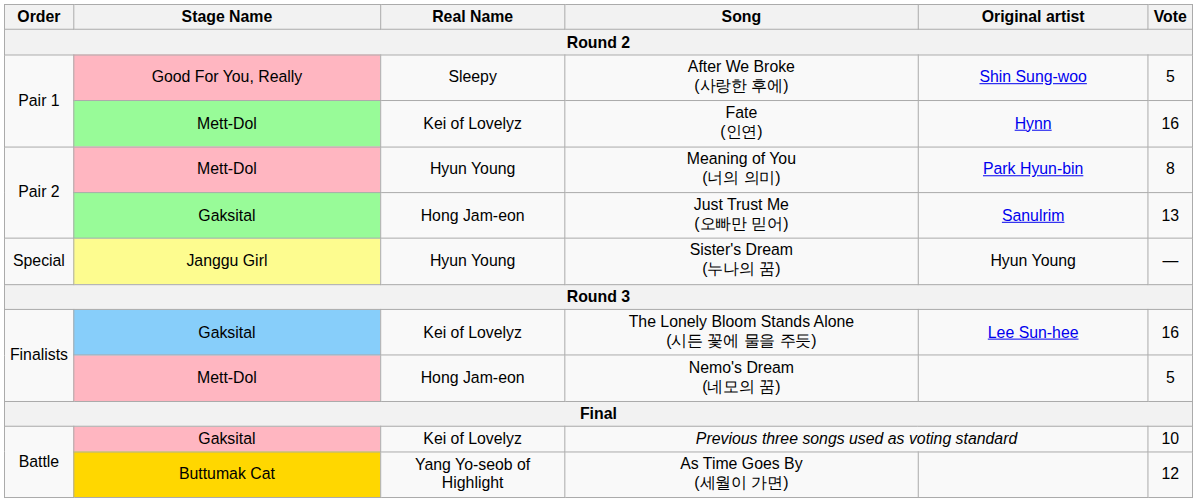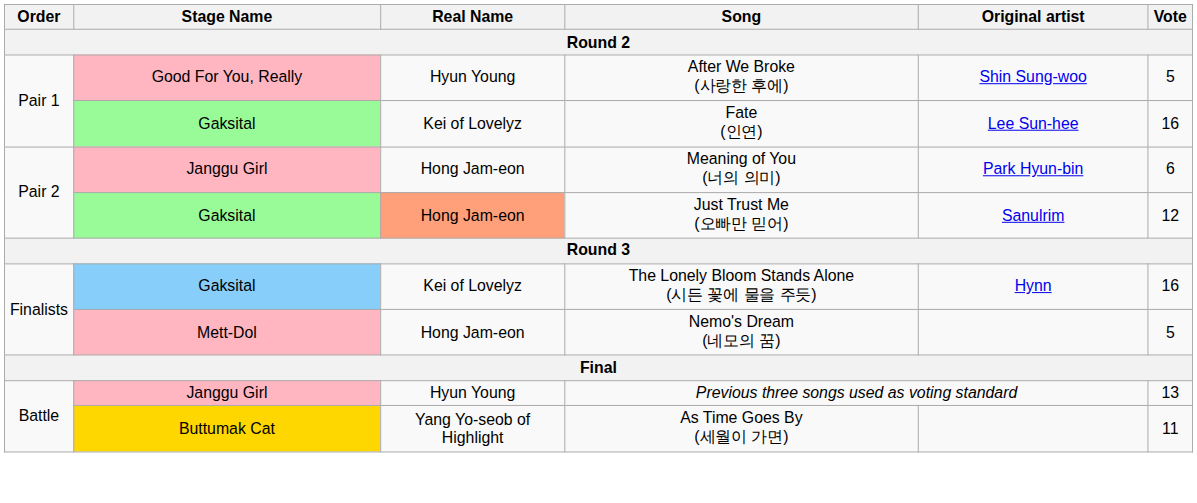(473, 77) Sleepy -> (473, 77) Hyun Young
(227, 123) Mett-Dol -> (227, 123) Gaksital
(1033, 123) Hynn -> (1033, 123) Lee Sun-hee
(227, 169) Mett-Dol -> (227, 169) Janggu Girl
(473, 169) Hyun Young -> (473, 169) Hong Jam-eon
(1170, 169) 8 -> (1170, 169) 6
(473, 215) no background -> (473, 215) lightsalmon background
(1170, 215) 13 -> (1170, 215) 12
- row: (741, 260)
(1033, 332) Lee Sun-hee -> (1033, 286) Hynn
(227, 438) Gaksital -> (227, 393) Janggu Girl
(473, 438) Kei of Lovelyz -> (473, 393) Hyun Young
(1170, 438) 10 -> (1170, 393) 13
(1170, 474) 12 -> (1170, 428) 11
